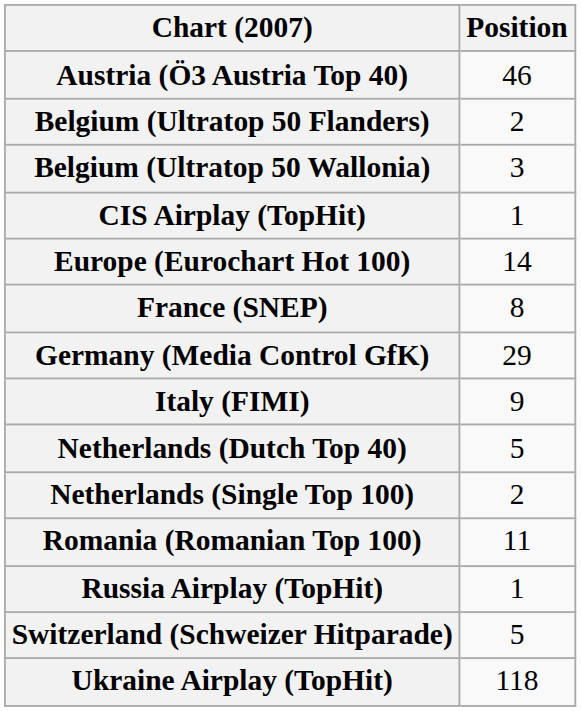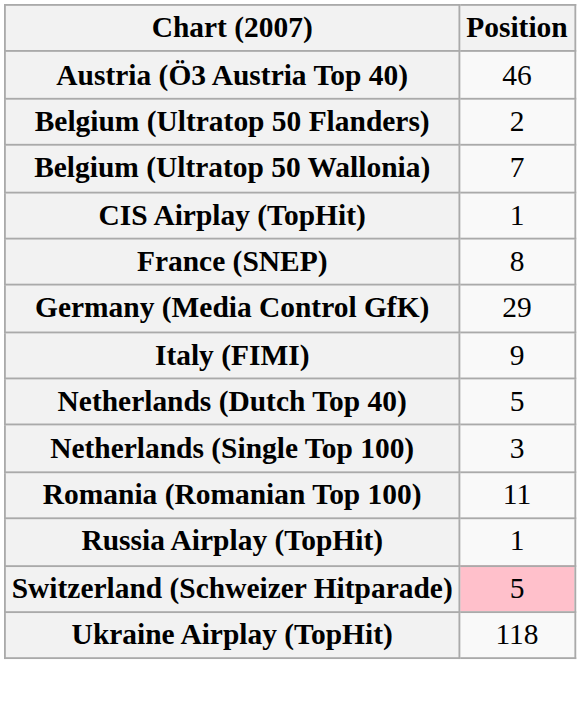(517, 167) 3 -> (517, 167) 7
- row: (232, 261)
(517, 494) 2 -> (517, 448) 3
(517, 634) no background -> (517, 588) pink background
